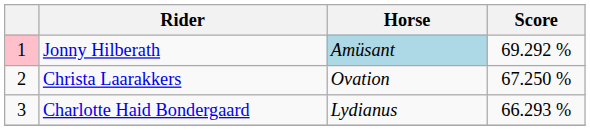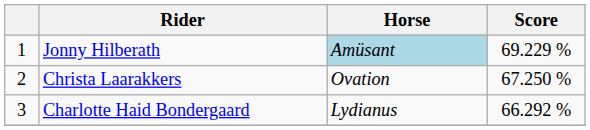(22, 50) pink background -> (22, 50) no background
(536, 50) 69.292 % -> (536, 50) 69.229 %
(536, 110) 66.293 % -> (536, 110) 66.292 %
